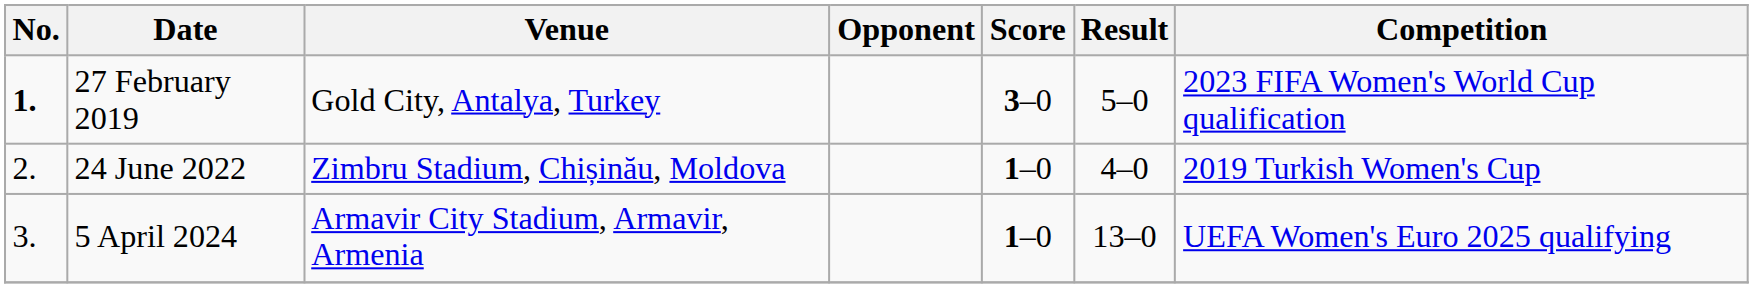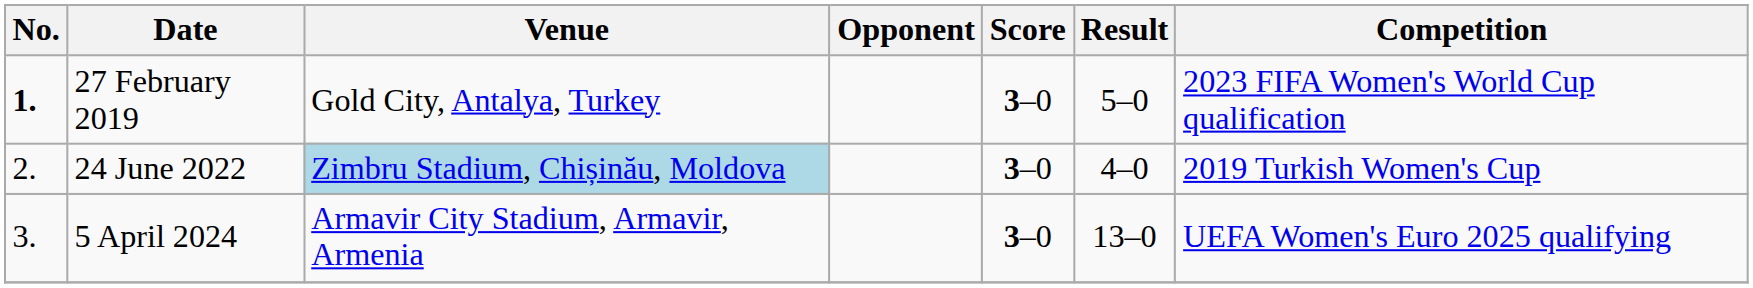(548, 168) no background -> (548, 168) lightblue background
(1028, 168) 1–0 -> (1028, 168) 3–0
(1028, 237) 1–0 -> (1028, 237) 3–0
